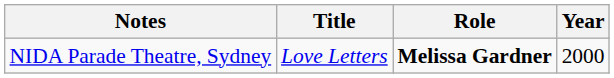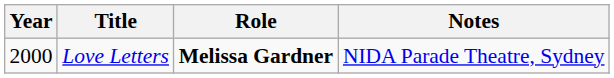columns swapped: (583, 21) <-> (140, 21)
